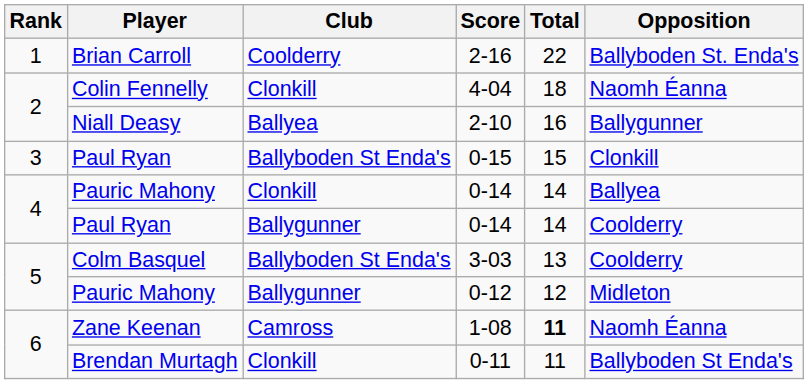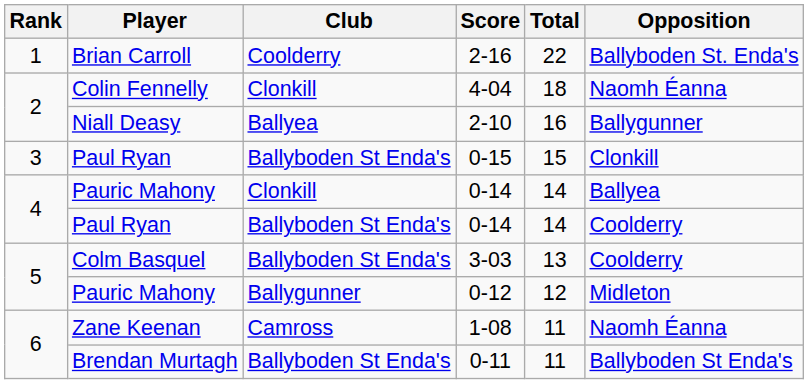(304, 225) Ballygunner -> (349, 225) Ballyboden St Enda's
(555, 327) bold -> (555, 327) normal
(282, 361) Clonkill -> (349, 361) Ballyboden St Enda's
